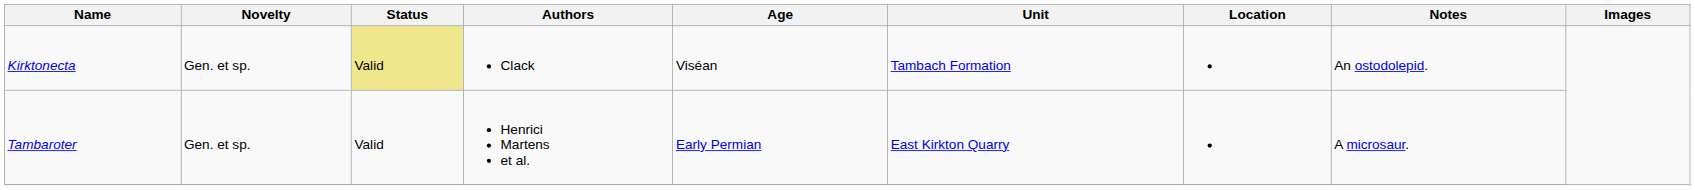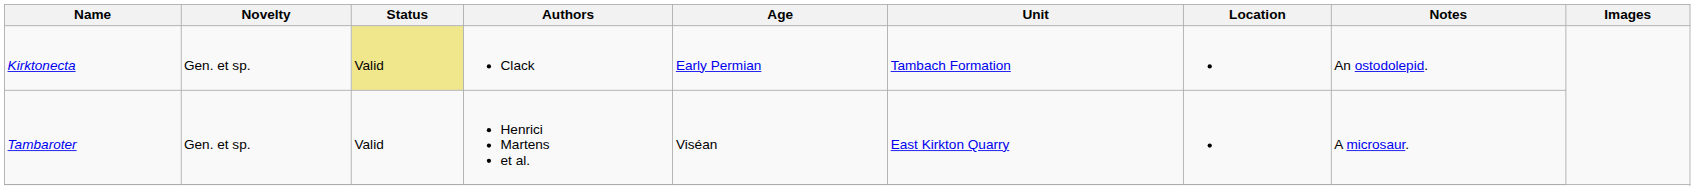(697, 65) Viséan -> (719, 65) Early Permian
(719, 145) Early Permian -> (697, 145) Viséan
